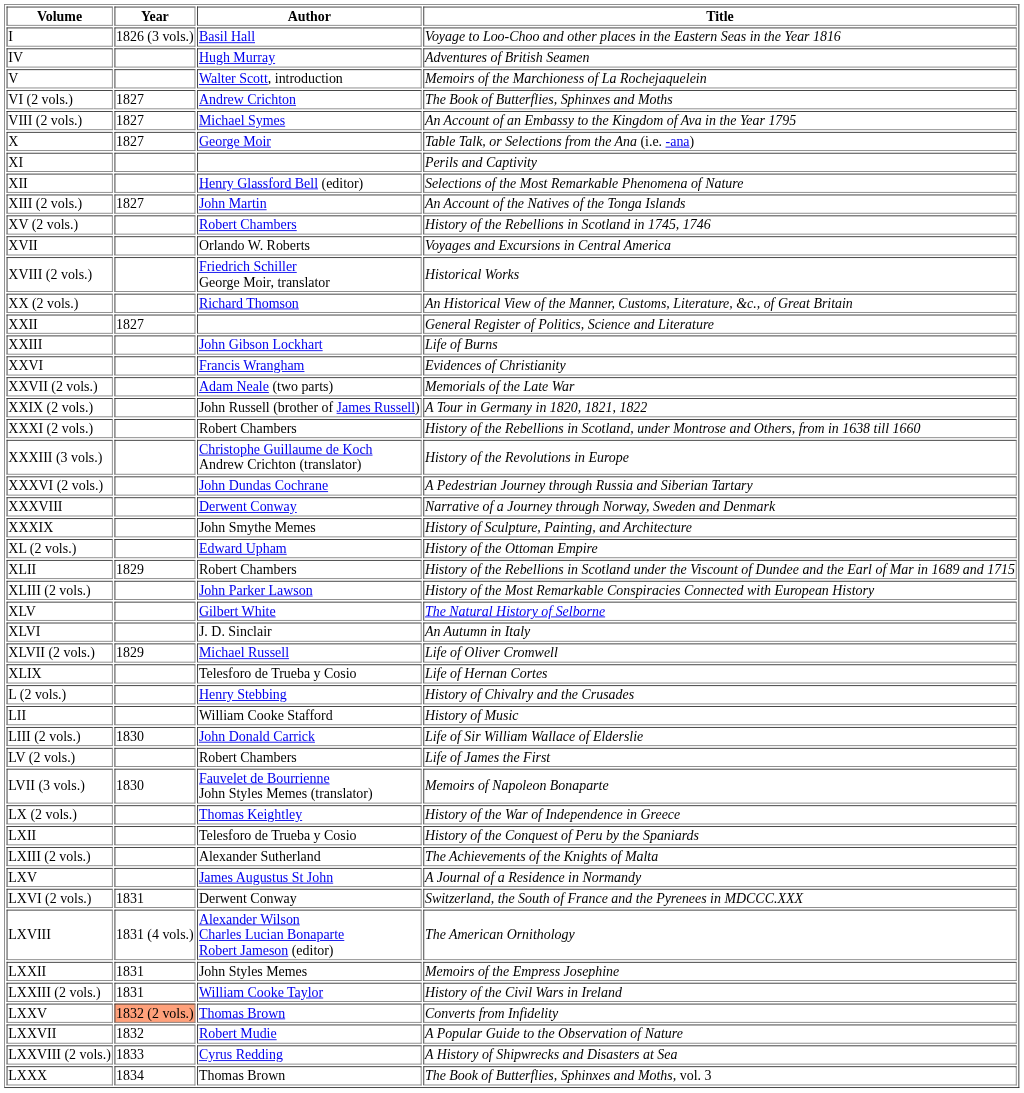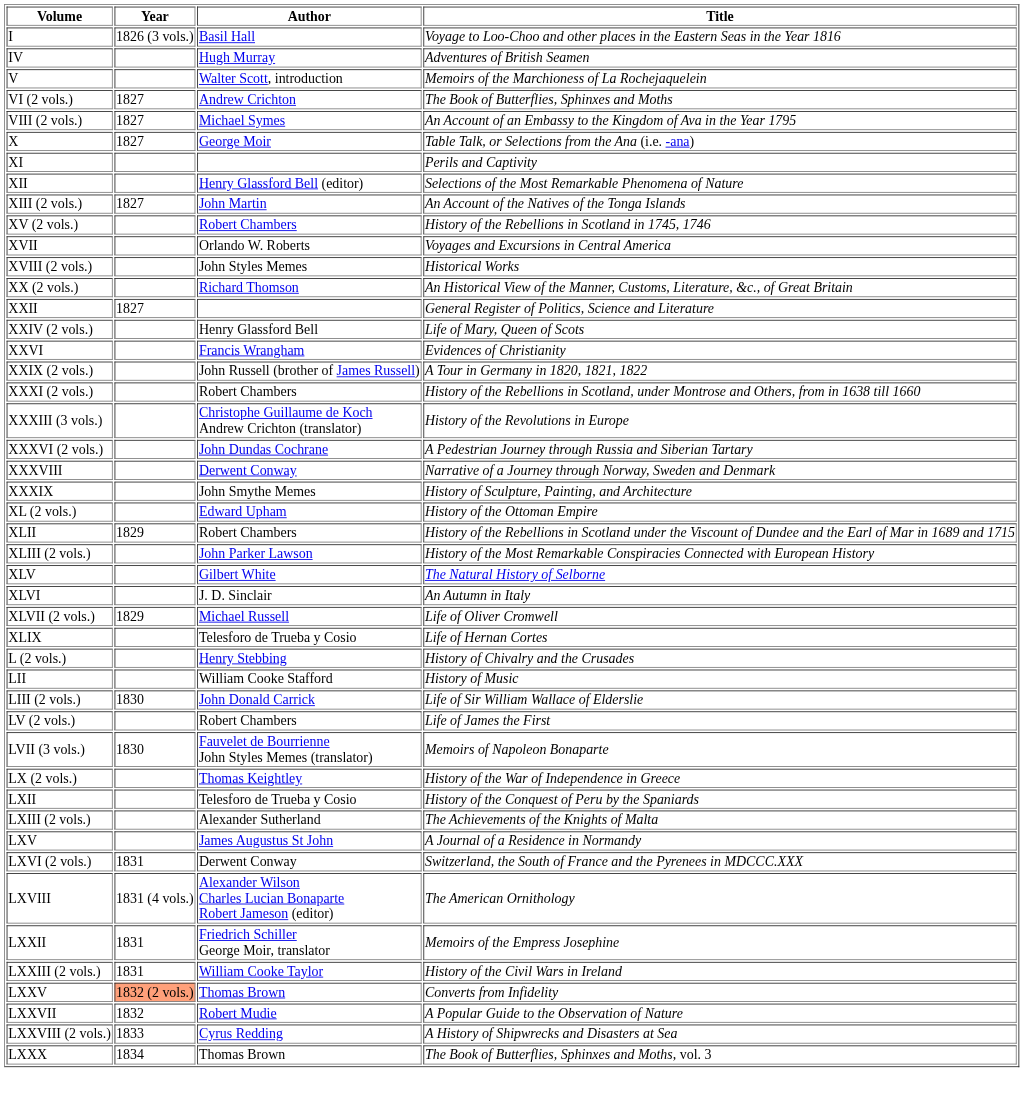(264, 274) Friedrich Schiller George Moir, translator -> (253, 266) John Styles Memes
- row: (25, 345)
+ row: (51, 329)
- row: (53, 386)
(253, 971) John Styles Memes -> (264, 942) Friedrich Schiller George Moir, translator
